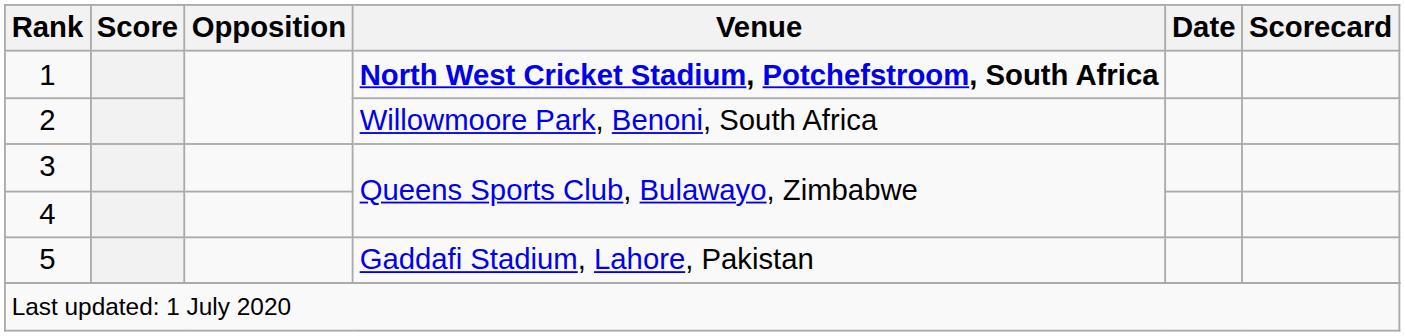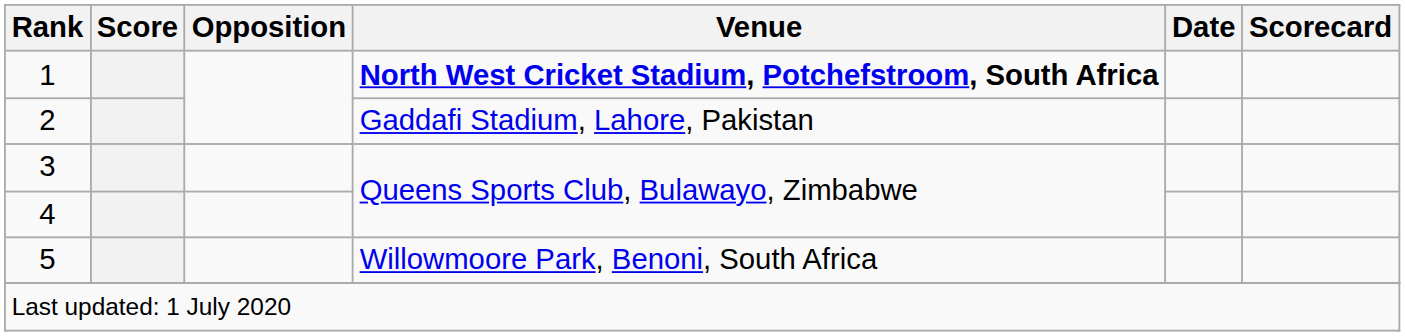(618, 120) Willowmoore Park, Benoni, South Africa -> (587, 120) Gaddafi Stadium, Lahore, Pakistan
(587, 259) Gaddafi Stadium, Lahore, Pakistan -> (618, 259) Willowmoore Park, Benoni, South Africa
